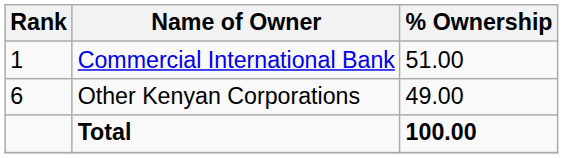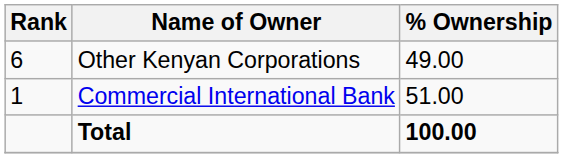rows swapped: (236, 59) <-> (219, 96)
